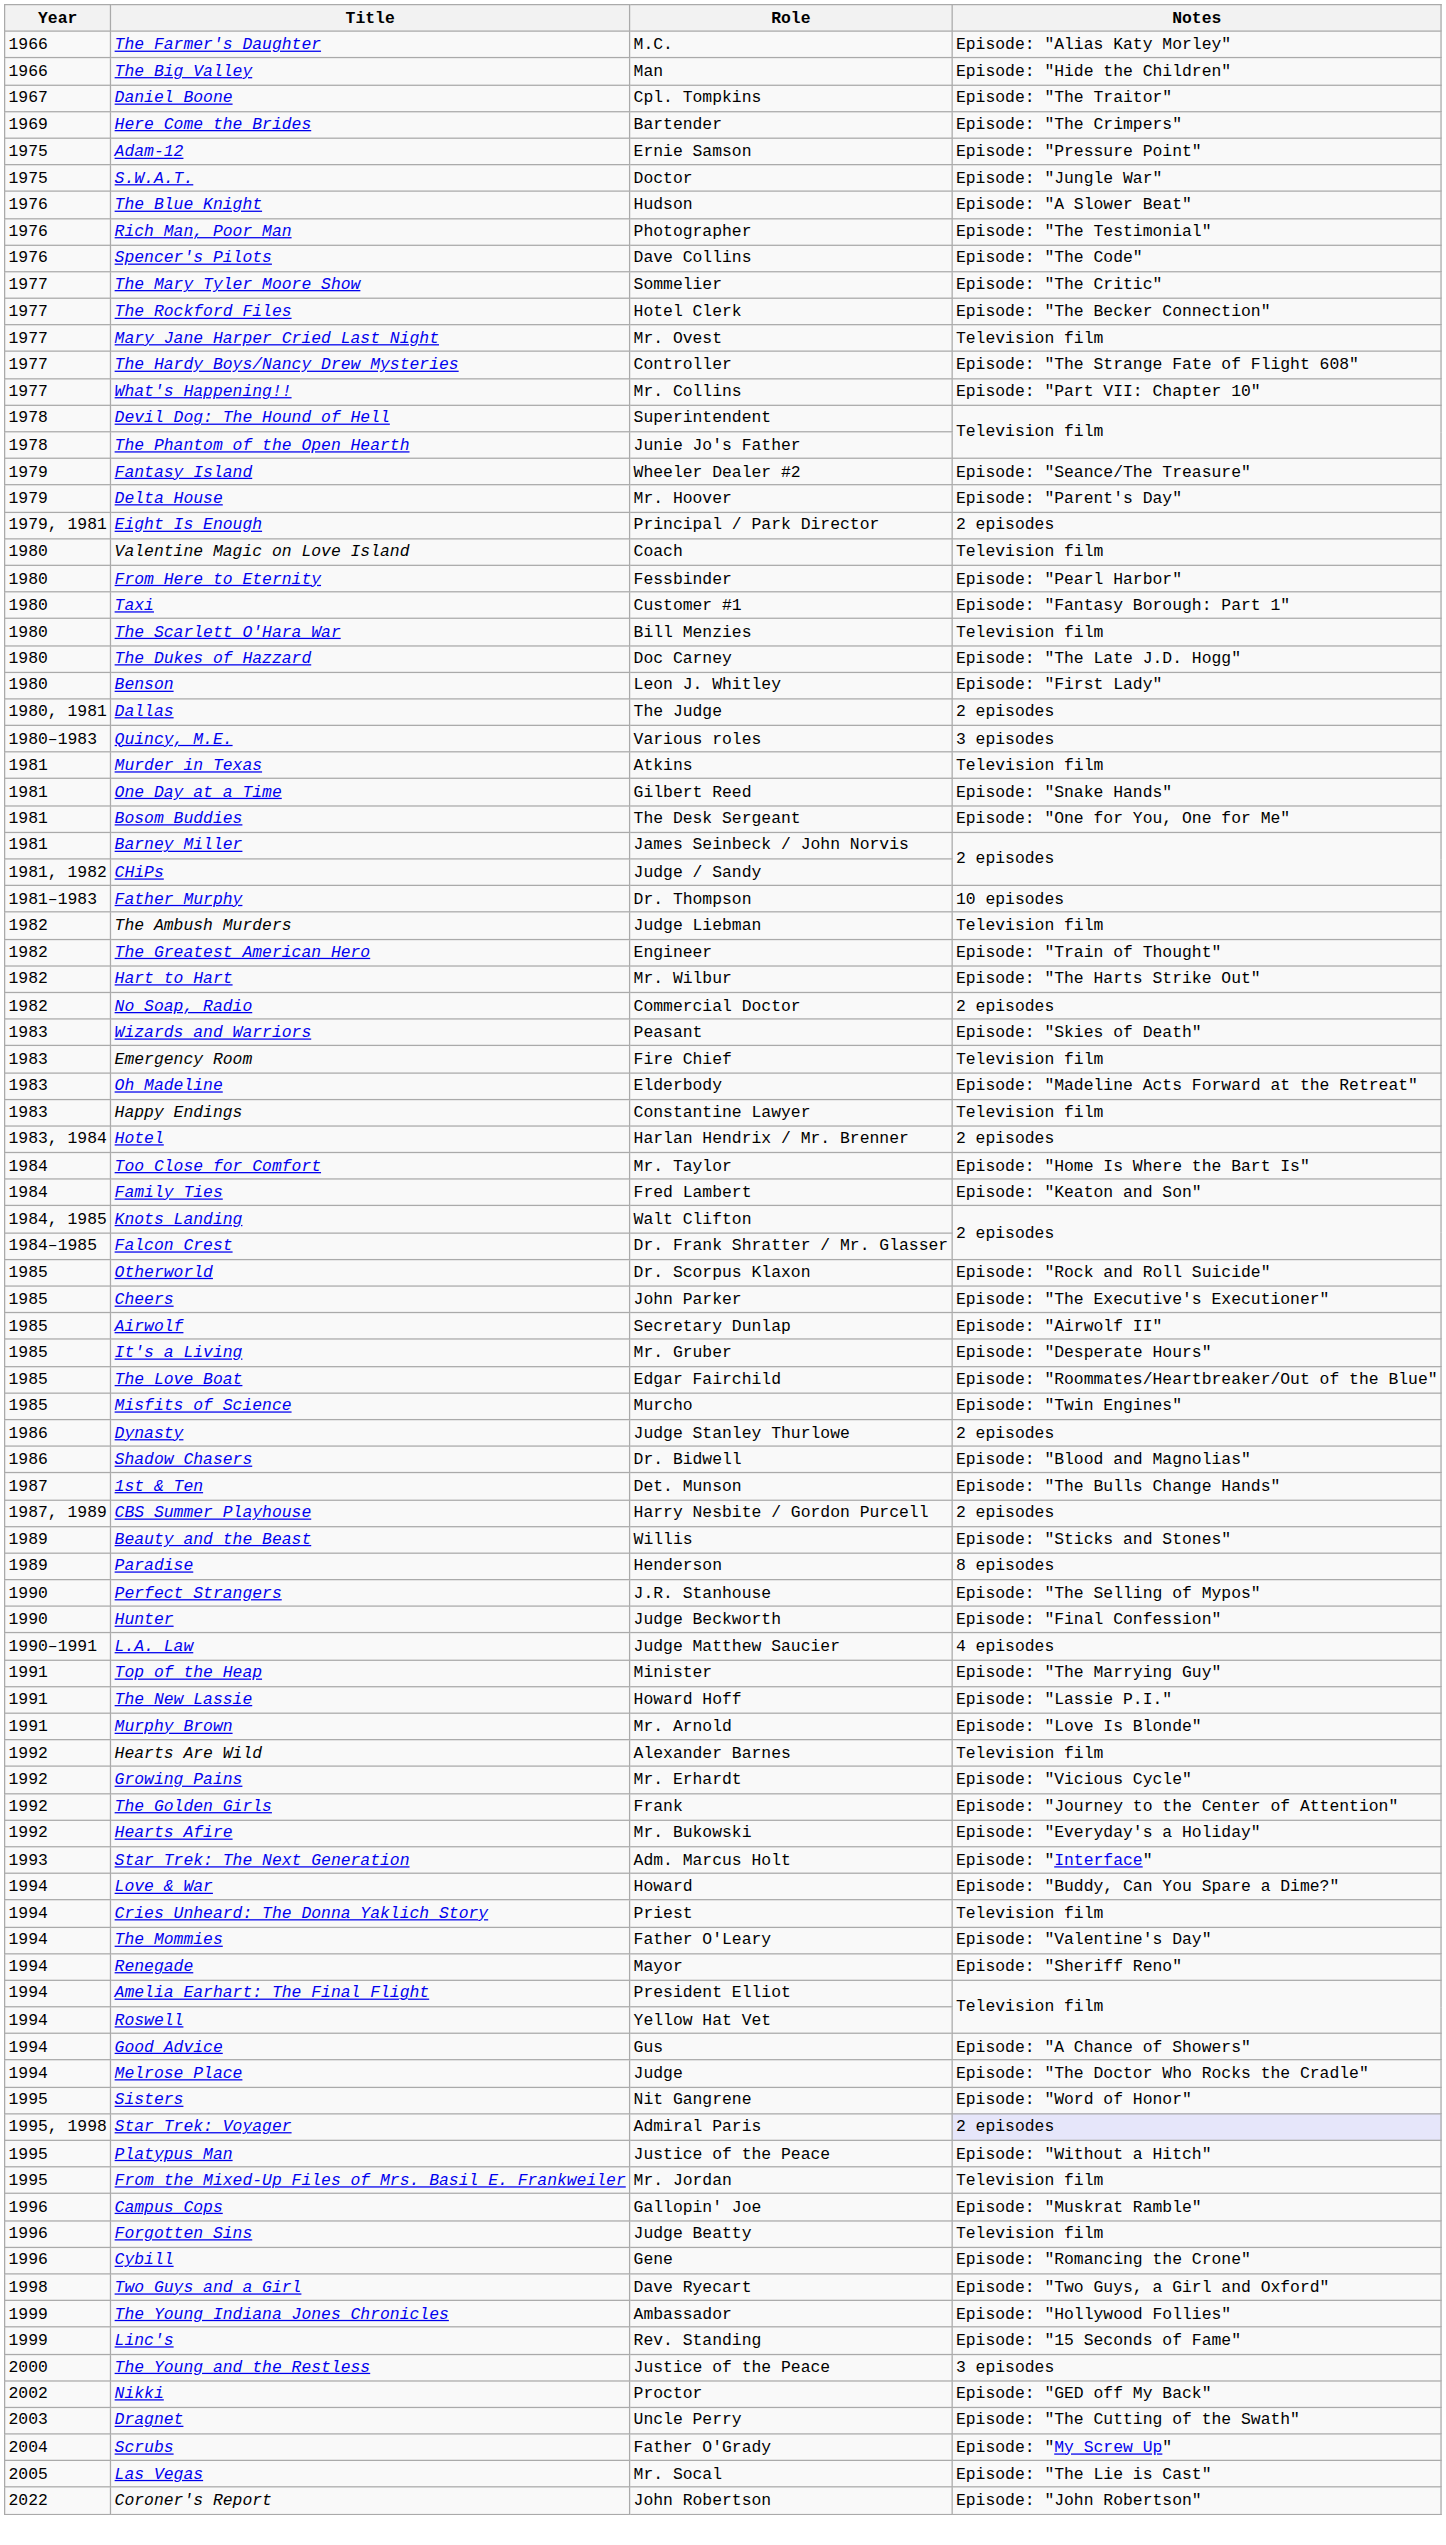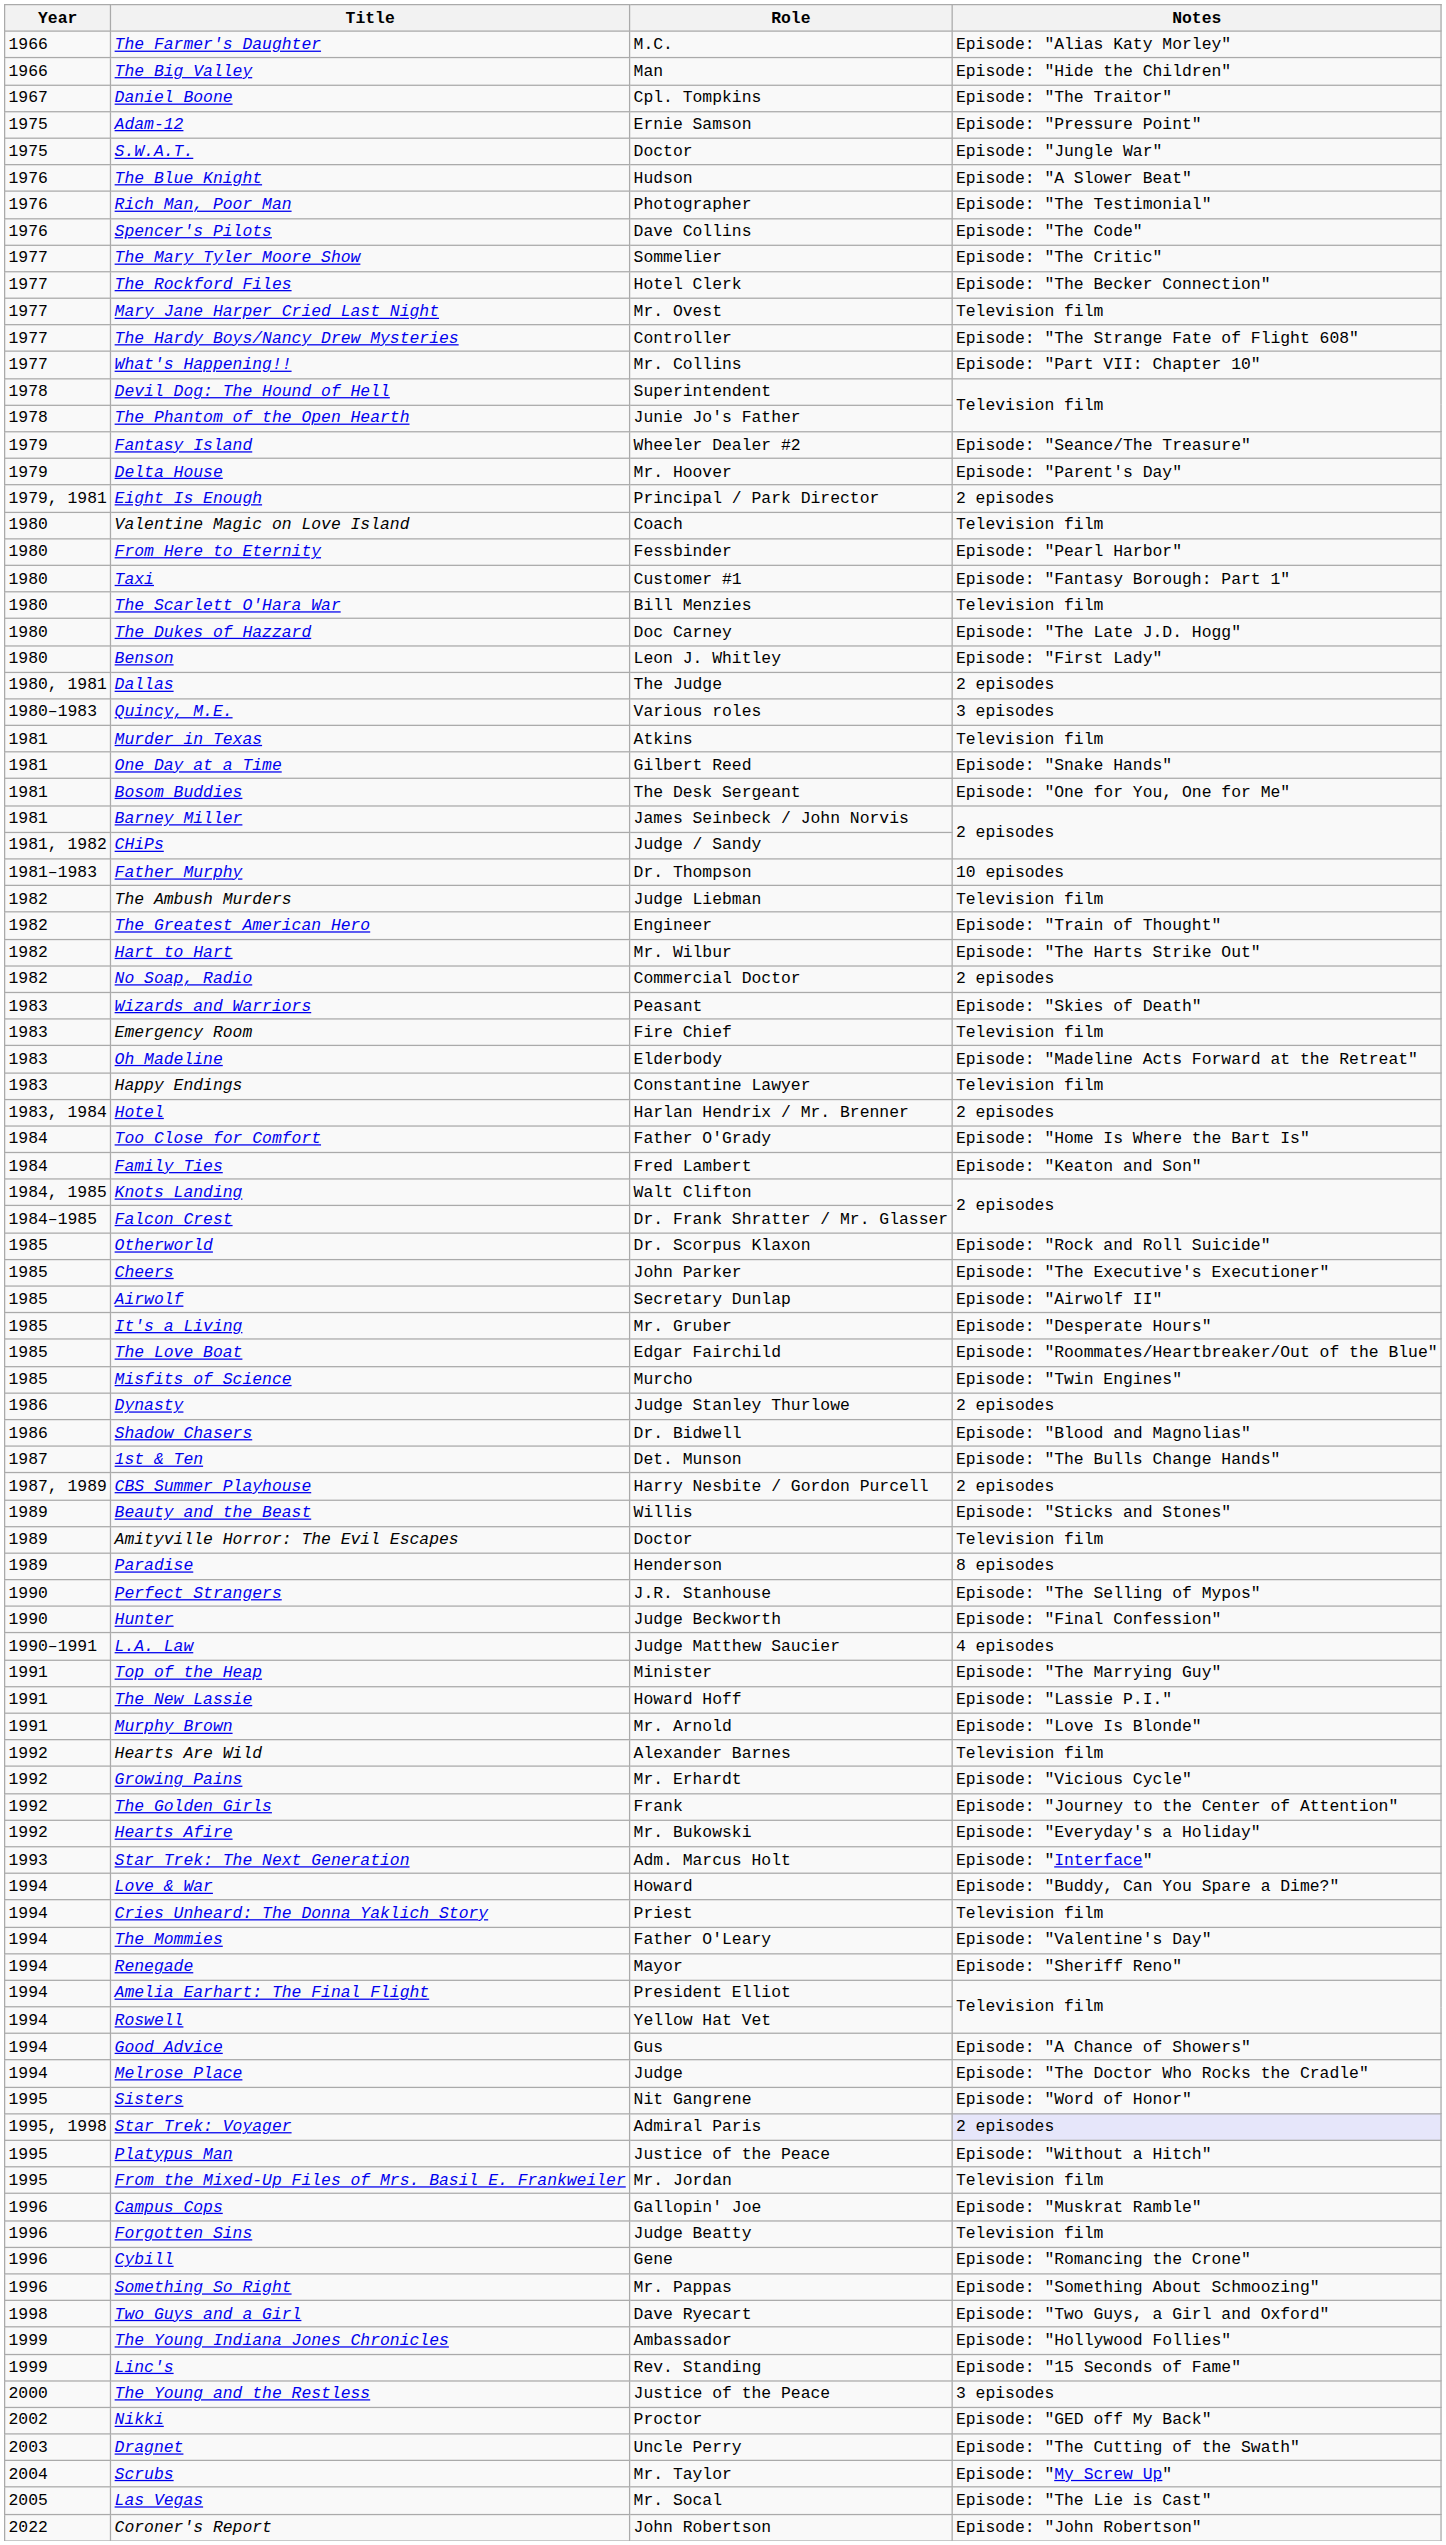- row: (213, 125)
(683, 1166) Mr. Taylor -> (702, 1139) Father O'Grady
+ row: (287, 1540)
+ row: (203, 2287)
(702, 2447) Father O'Grady -> (683, 2474) Mr. Taylor
